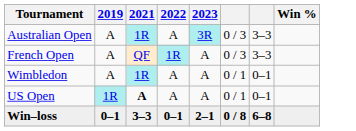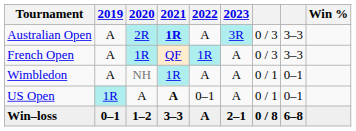+ column: (142, 14)
(142, 34) normal -> (173, 34) bold
(173, 95) A -> (205, 95) 0–1
(173, 116) 0–1 -> (205, 116) A
